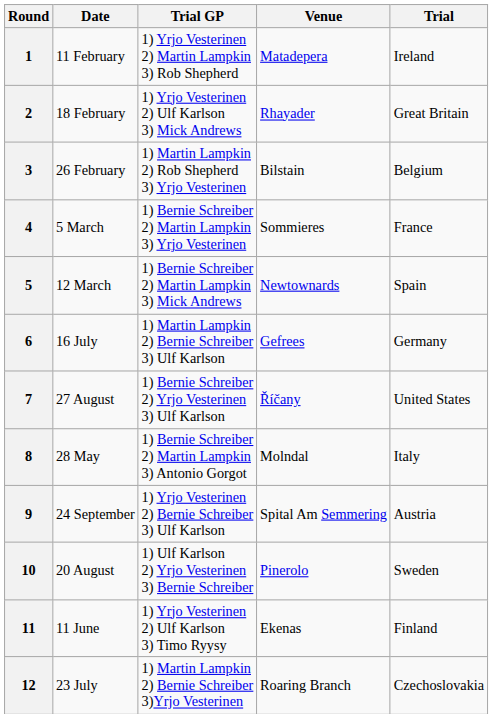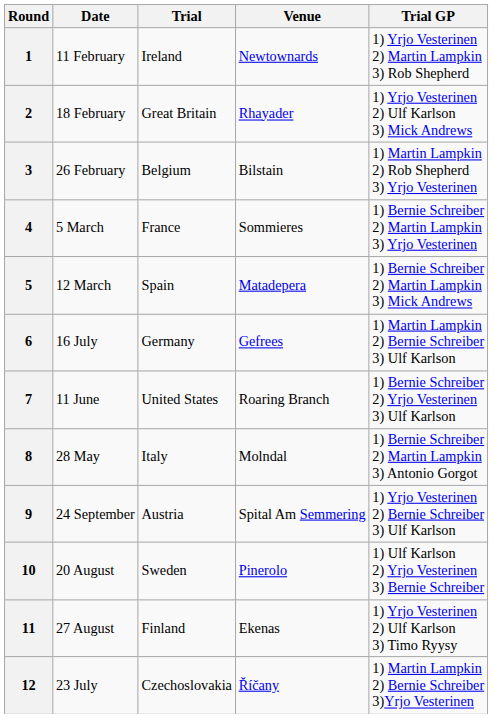columns swapped: (439, 15) <-> (197, 15)
(294, 56) Matadepera -> (278, 56) Newtownards
(300, 284) Newtownards -> (272, 284) Matadepera
(85, 399) 27 August -> (78, 399) 11 June
(280, 399) Říčany -> (284, 399) Roaring Branch
(78, 627) 11 June -> (85, 627) 27 August
(305, 684) Roaring Branch -> (259, 684) Říčany
